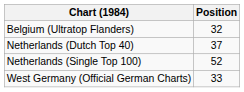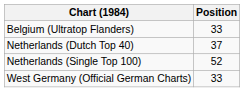(217, 29) 32 -> (217, 29) 33
